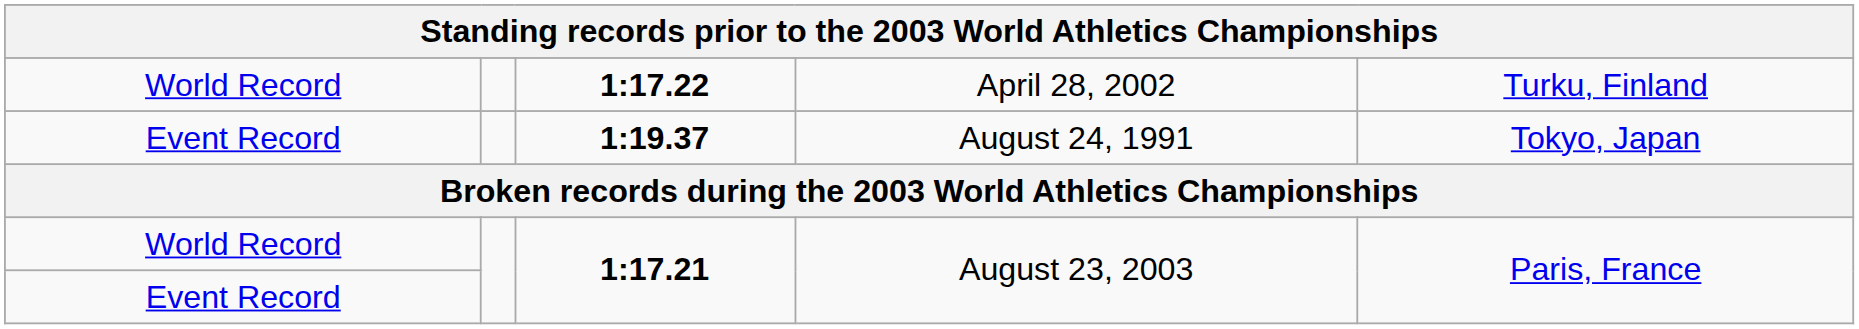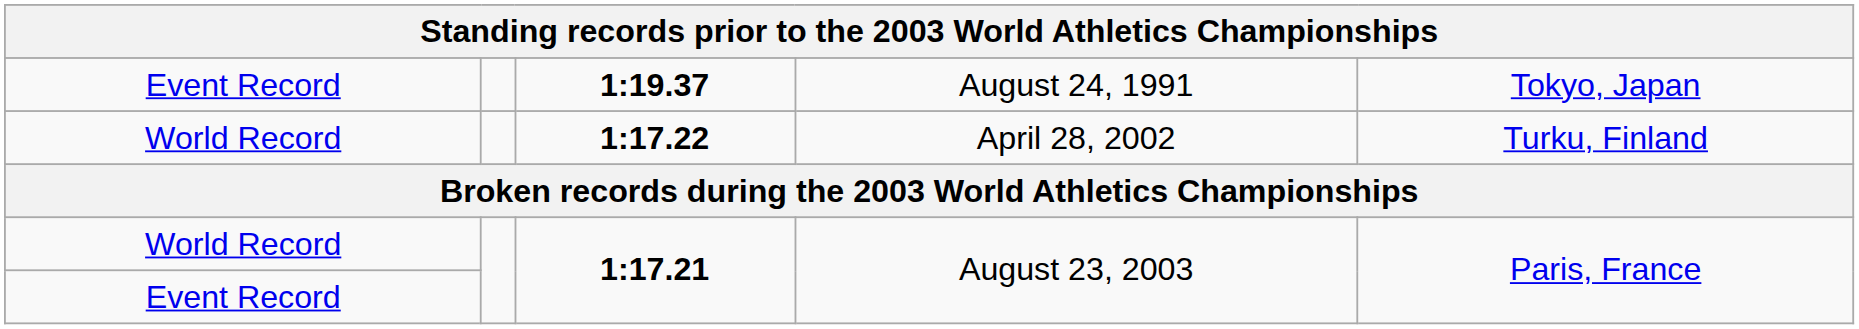rows swapped: (243, 83) <-> (243, 136)
